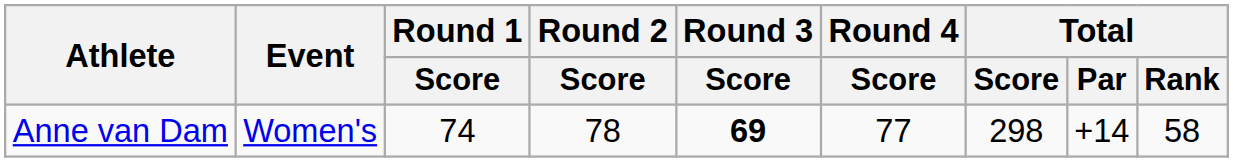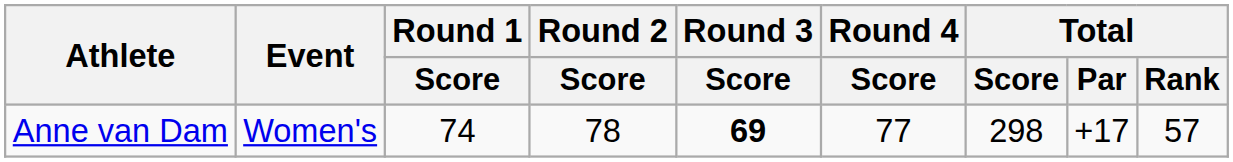(1102, 131) +14 -> (1102, 131) +17
(1182, 131) 58 -> (1182, 131) 57
